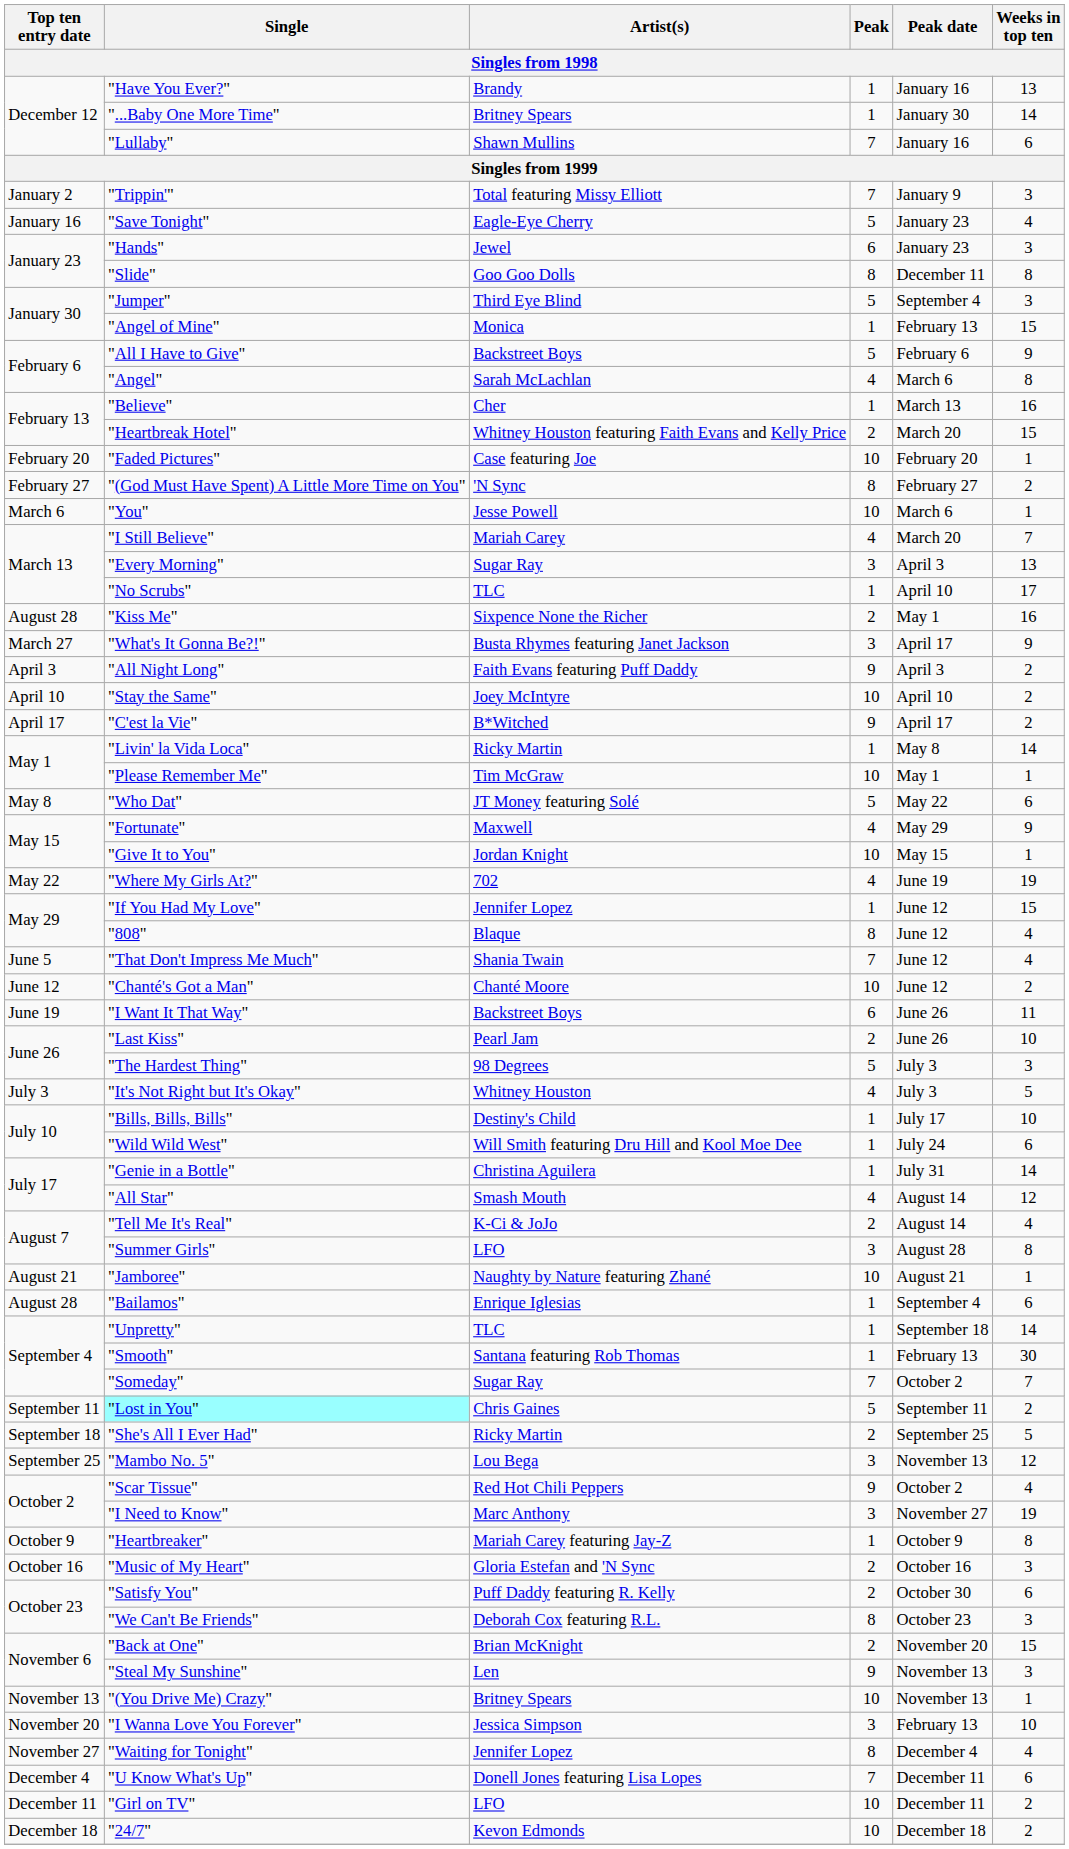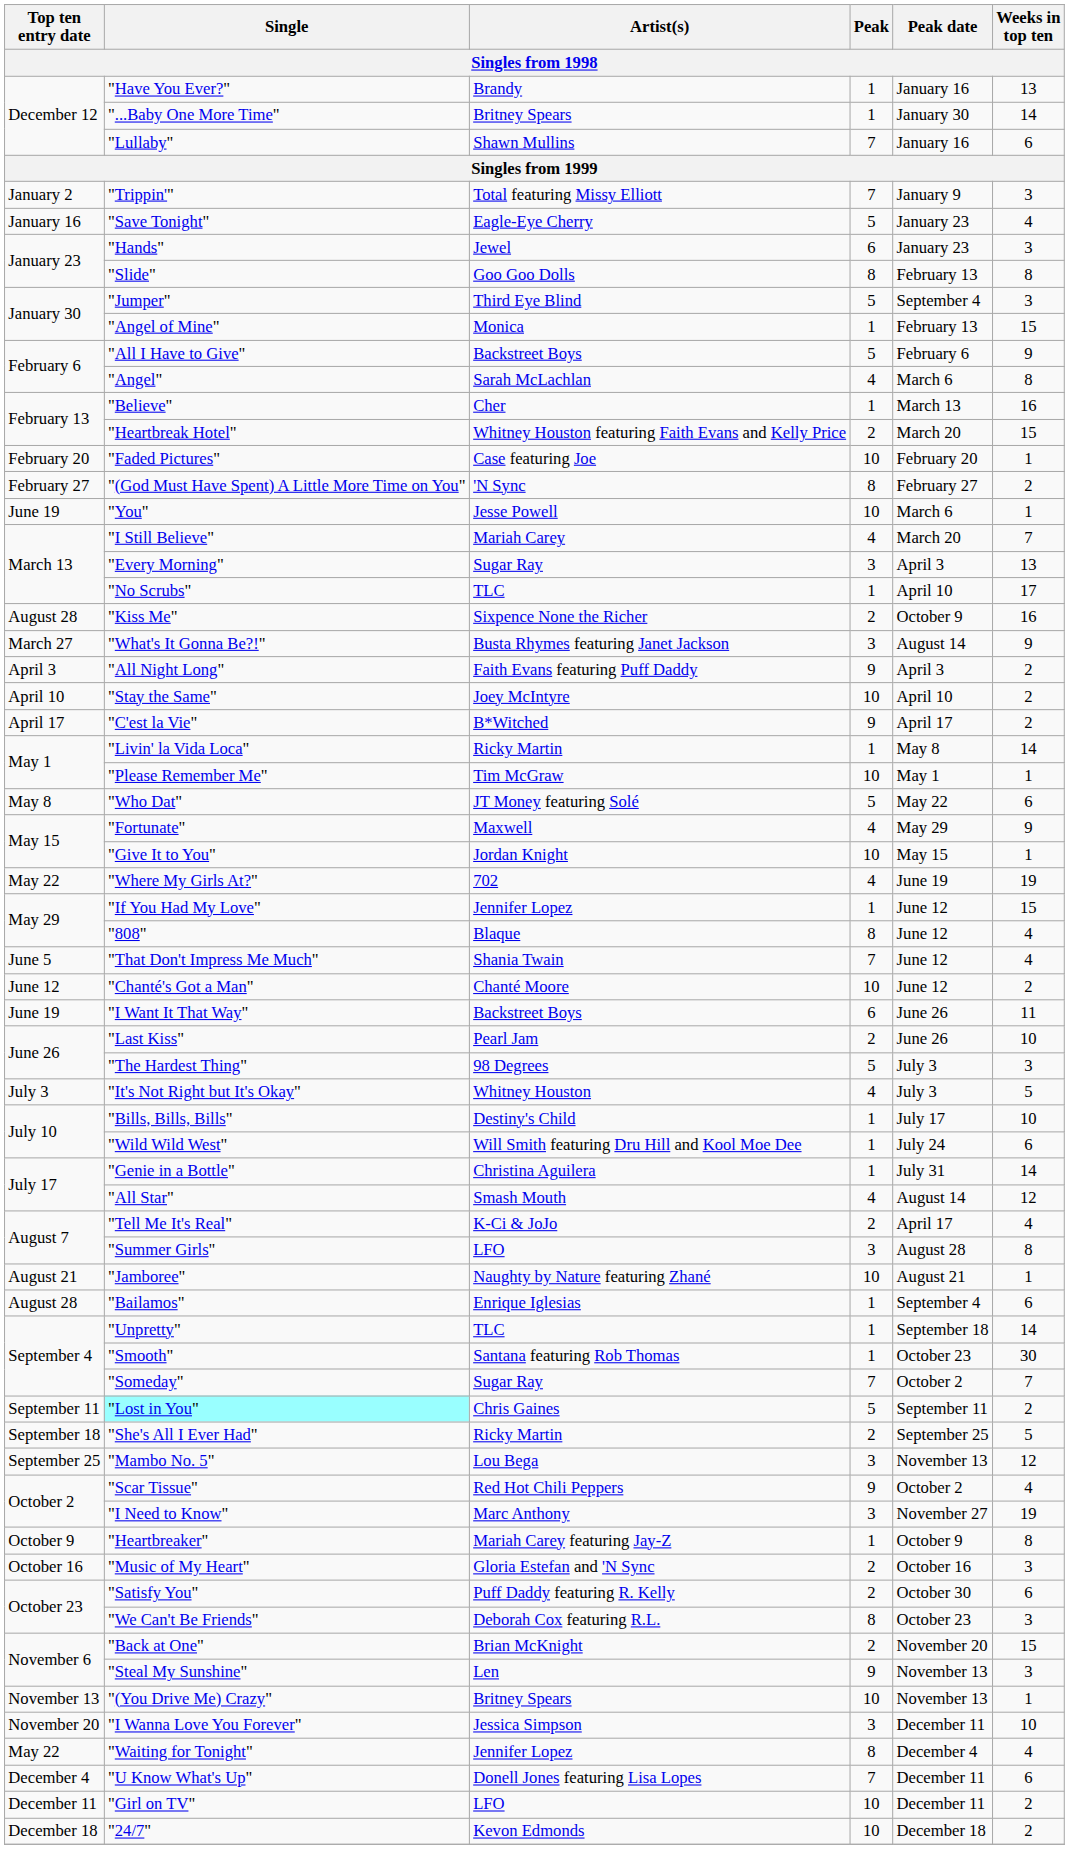(941, 273) December 11 -> (937, 273) February 13
(36, 511) March 6 -> (34, 511) June 19
(918, 616) May 1 -> (930, 616) October 9
(925, 643) April 17 -> (931, 643) August 14
(931, 1223) August 14 -> (925, 1223) April 17
(937, 1355) February 13 -> (934, 1355) October 23
(937, 1725) February 13 -> (941, 1725) December 11
(54, 1751) November 27 -> (34, 1751) May 22
